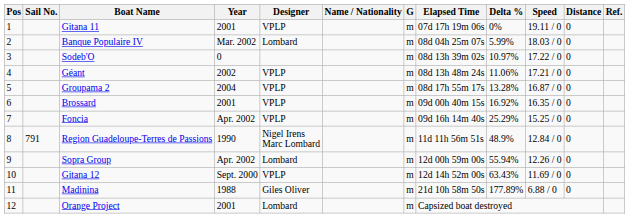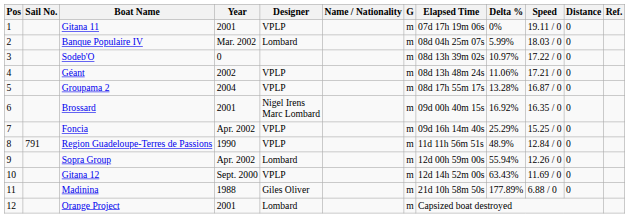(274, 103) VPLP -> (291, 108) Nigel Irens Marc Lombard
(291, 139) Nigel Irens Marc Lombard -> (274, 144) VPLP
